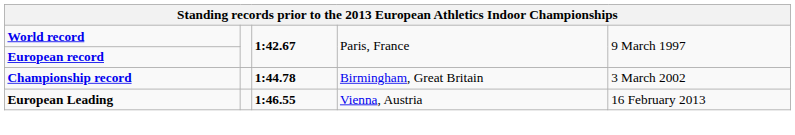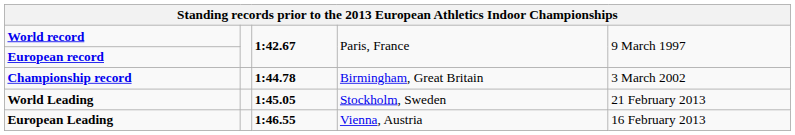+ row: (50, 99)
